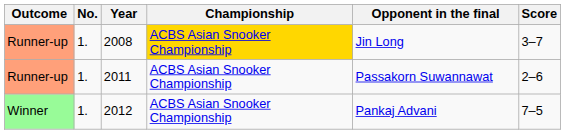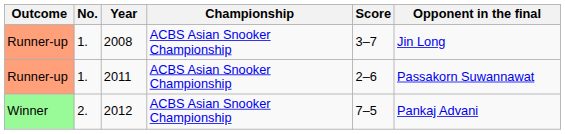columns swapped: (436, 14) <-> (539, 14)
(210, 42) gold background -> (210, 42) no background
(83, 111) 1. -> (83, 111) 2.
